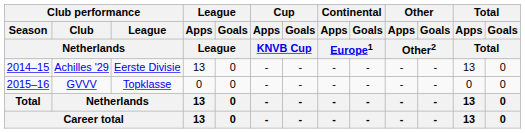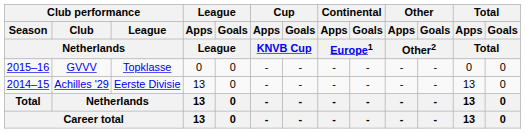rows swapped: (82, 67) <-> (82, 85)
